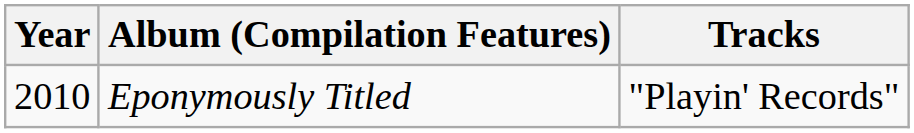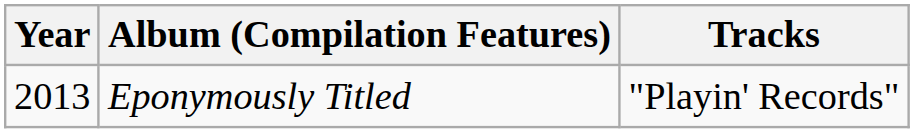(52, 95) 2010 -> (52, 95) 2013
